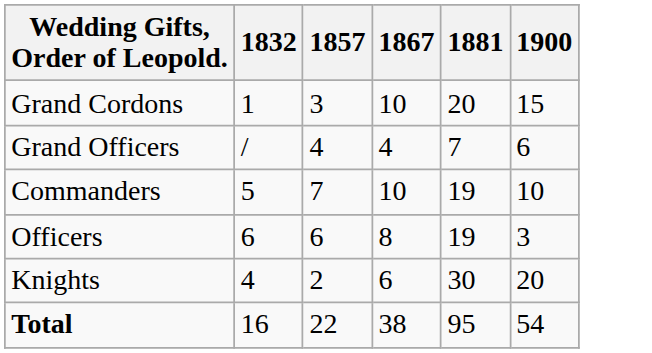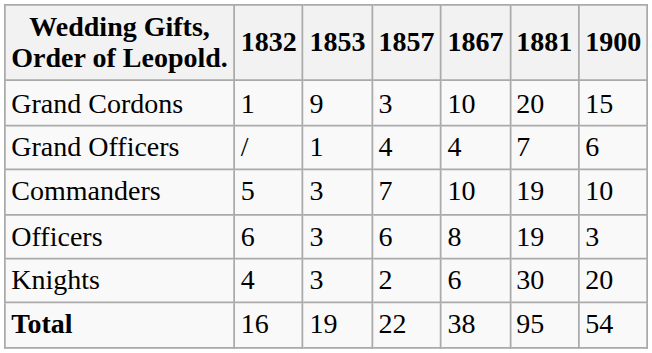+ column: (338, 42)
